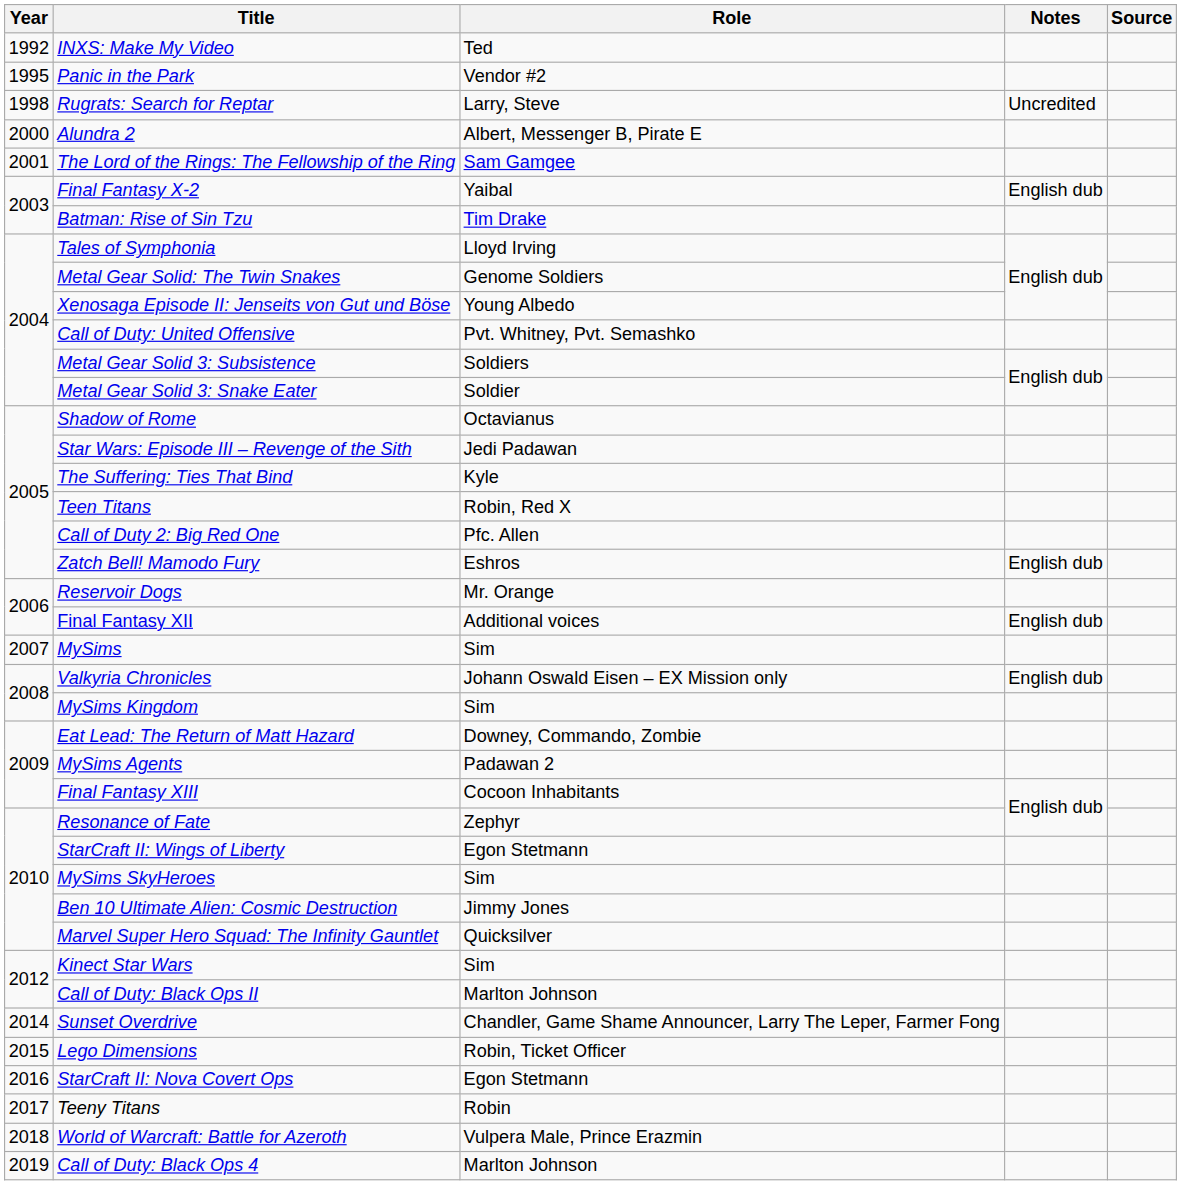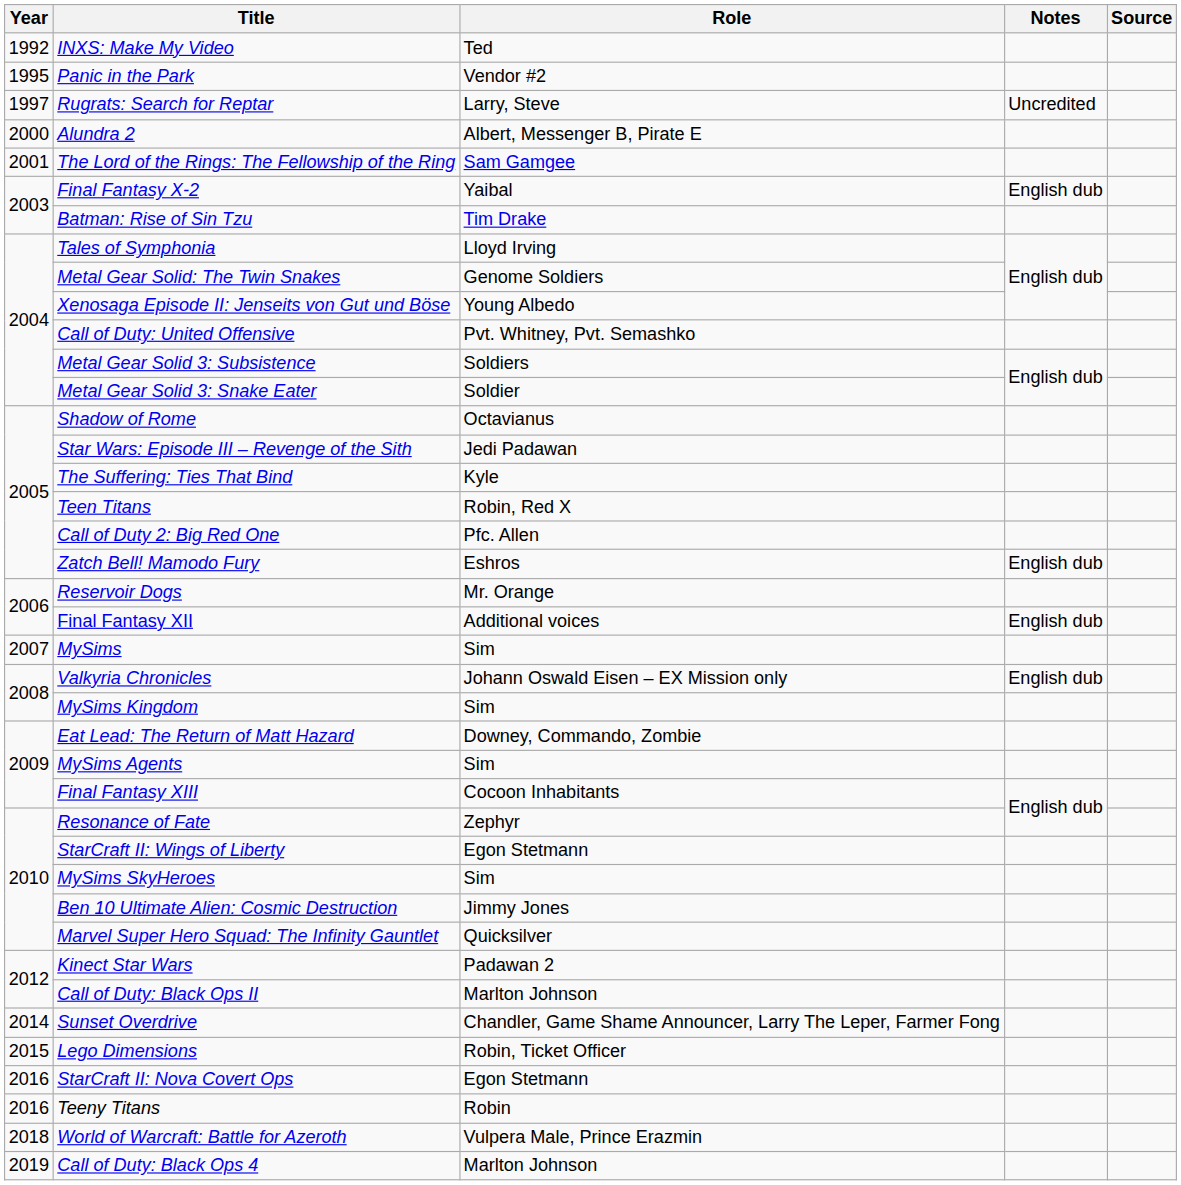(29, 104) 1998 -> (29, 104) 1997
(509, 764) Padawan 2 -> (479, 764) Sim
(479, 965) Sim -> (509, 965) Padawan 2
(29, 1108) 2017 -> (29, 1108) 2016
